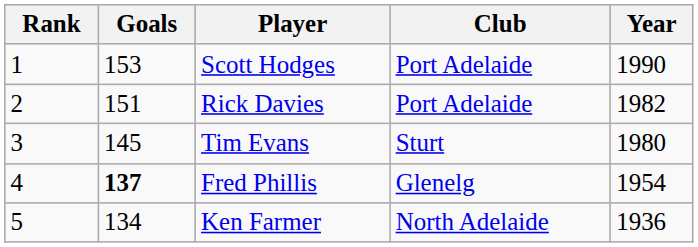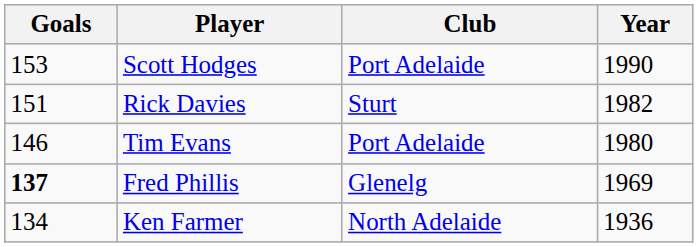- column: (51, 24)
(464, 103) Port Adelaide -> (372, 103) Sturt
(123, 143) 145 -> (29, 143) 146
(420, 143) Sturt -> (416, 143) Port Adelaide
(641, 182) 1954 -> (628, 182) 1969
